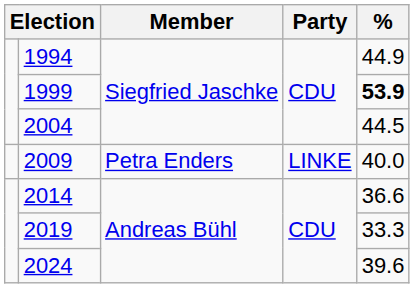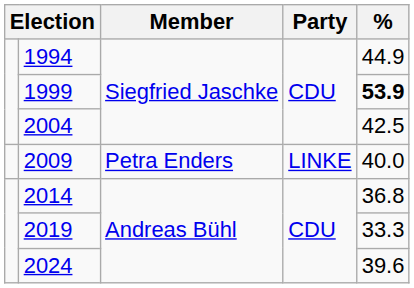(383, 126) 44.5 -> (383, 126) 42.5
(383, 195) 36.6 -> (383, 195) 36.8
